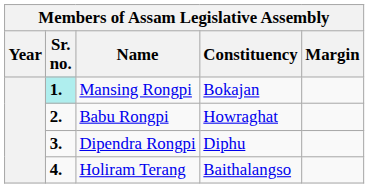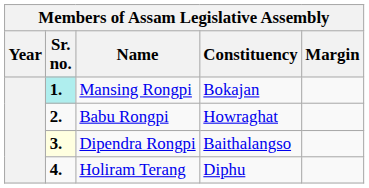(56, 143) no background -> (56, 143) lightyellow background
(224, 143) Diphu -> (247, 143) Baithalangso
(247, 169) Baithalangso -> (224, 169) Diphu
